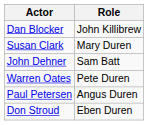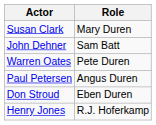- row: (35, 29)
+ row: (36, 111)
